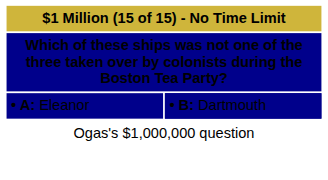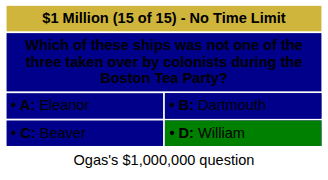+ row: (48, 133)
